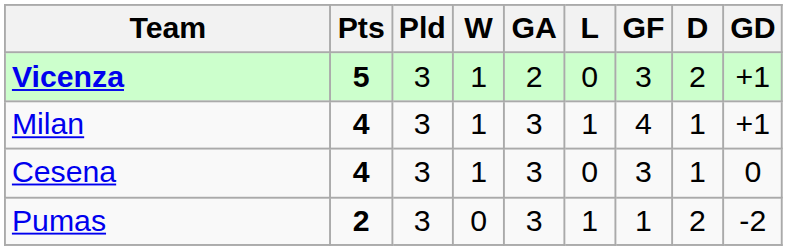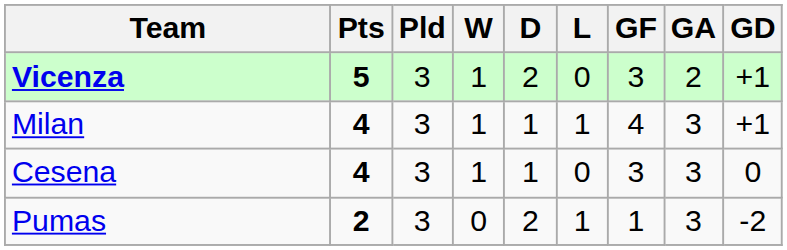columns swapped: (697, 28) <-> (534, 28)
